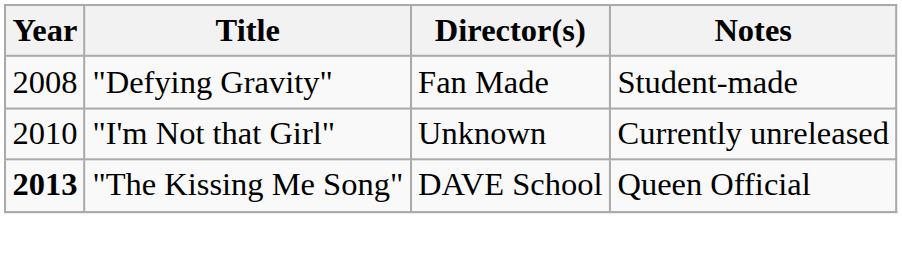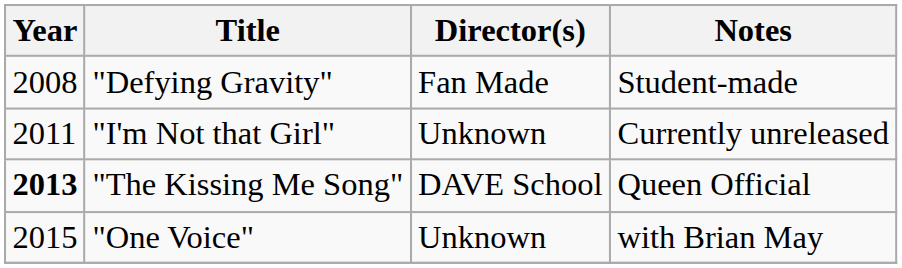(45, 133) 2010 -> (44, 133) 2011
+ row: (173, 236)
